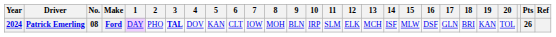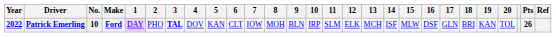(14, 25) 2024 -> (14, 25) 2022
(94, 25) 08 -> (94, 25) 10
